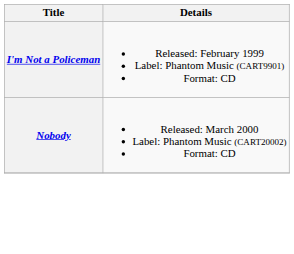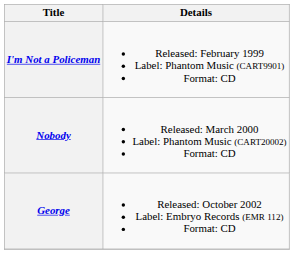+ row: (54, 211)
